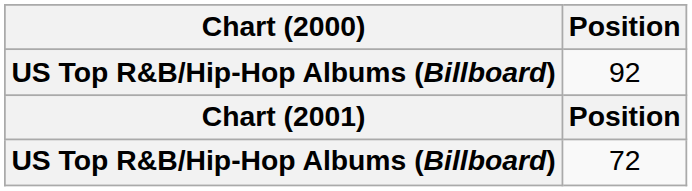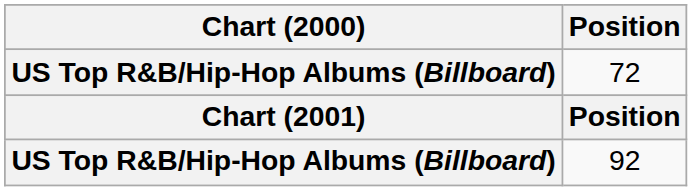rows swapped: (625, 161) <-> (625, 71)
